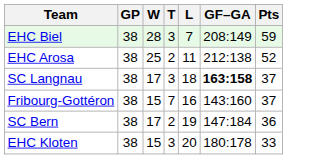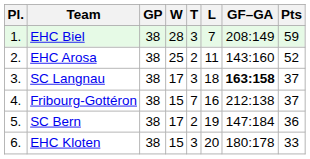+ column: (16, 15)
(228, 57) 212:138 -> (250, 57) 143:160
(228, 100) 143:160 -> (250, 100) 212:138
